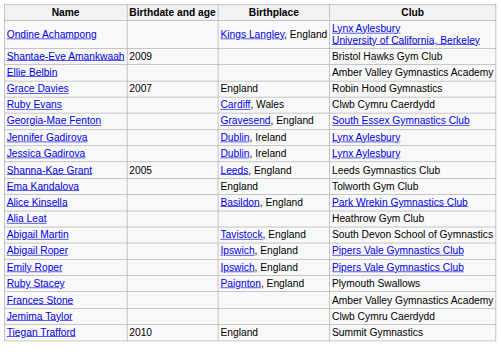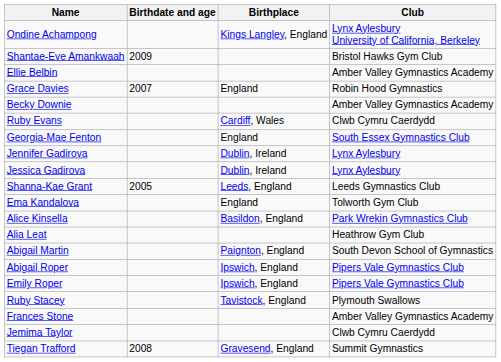+ row: (39, 105)
(267, 121) Gravesend, England -> (239, 137) England
(263, 235) Tavistock, England -> (262, 251) Paignton, England
(262, 283) Paignton, England -> (263, 300) Tavistock, England
(141, 332) 2010 -> (141, 348) 2008
(239, 332) England -> (267, 348) Gravesend, England
